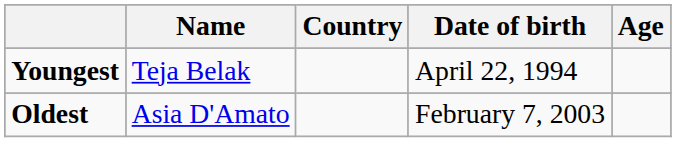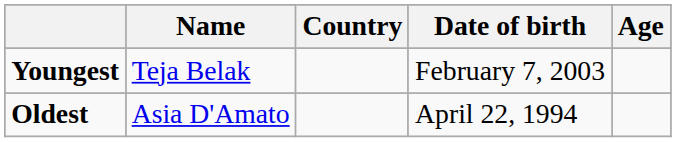(496, 70) April 22, 1994 -> (510, 70) February 7, 2003
(510, 114) February 7, 2003 -> (496, 114) April 22, 1994
